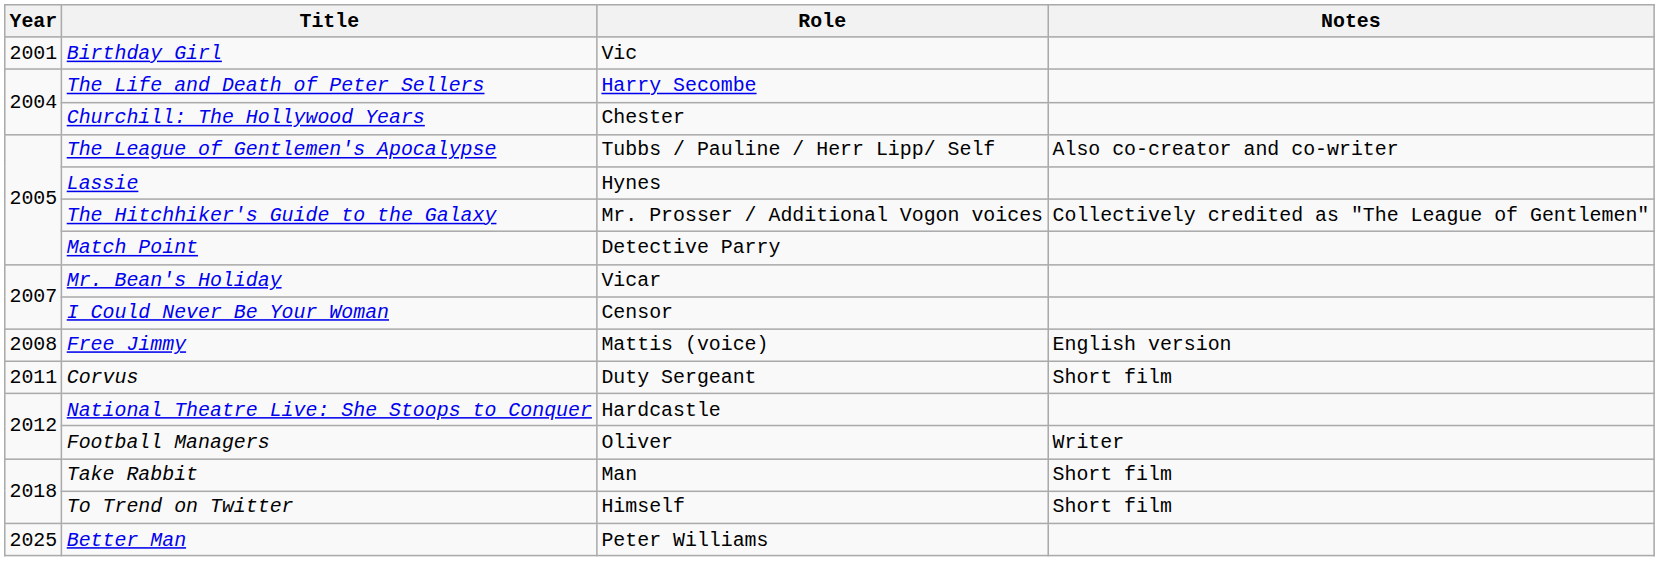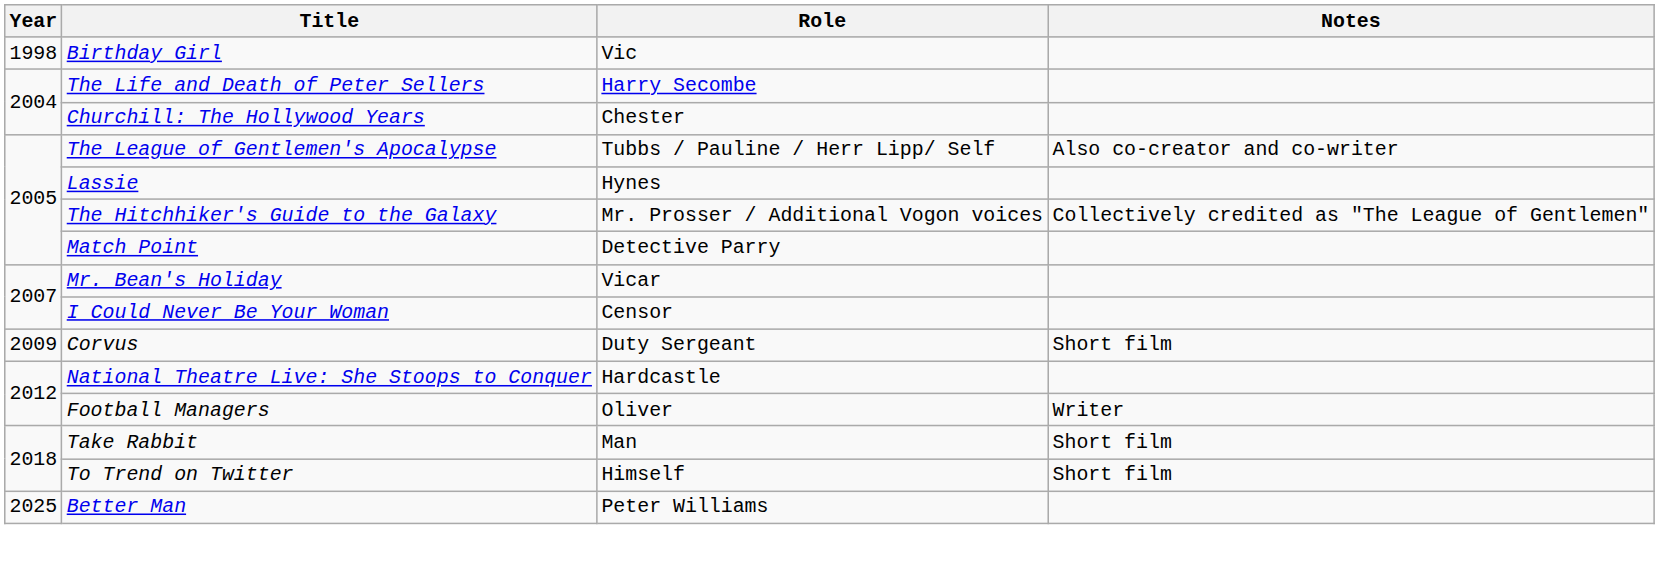(33, 53) 2001 -> (33, 53) 1998
- row: (126, 345)
(33, 378) 2011 -> (33, 345) 2009
